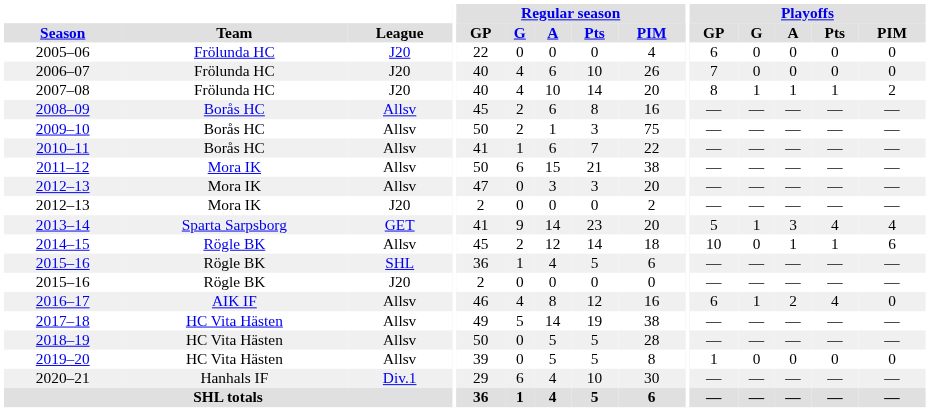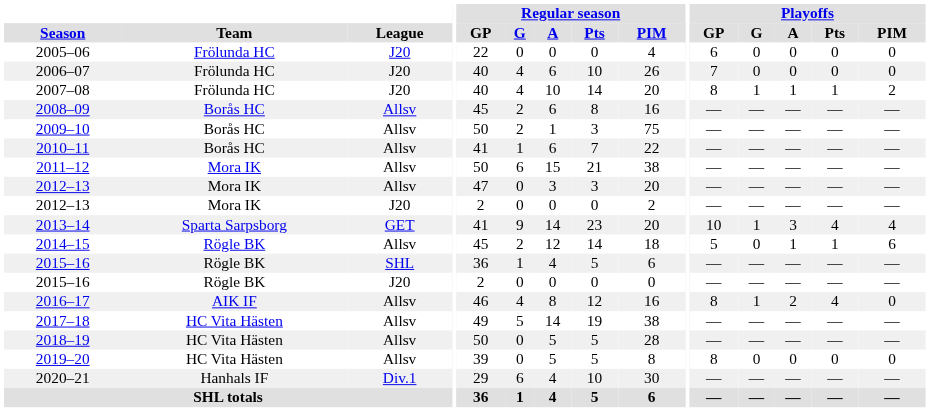(714, 224) 5 -> (714, 224) 10
(714, 244) 10 -> (714, 244) 5
(714, 301) 6 -> (714, 301) 8
(714, 359) 1 -> (714, 359) 8
